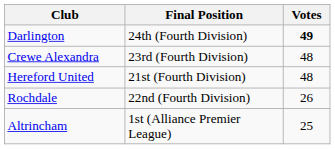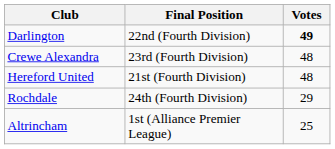(188, 35) 24th (Fourth Division) -> (189, 35) 22nd (Fourth Division)
(189, 98) 22nd (Fourth Division) -> (188, 98) 24th (Fourth Division)
(307, 98) 26 -> (307, 98) 29
